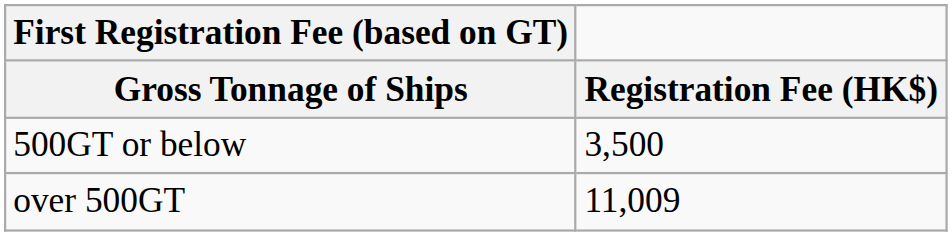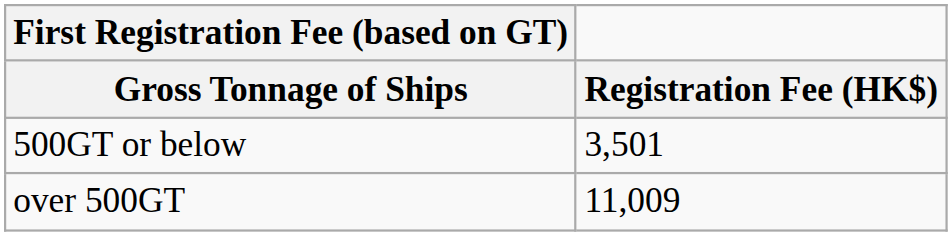(624, 144) 3,500 -> (624, 144) 3,501
